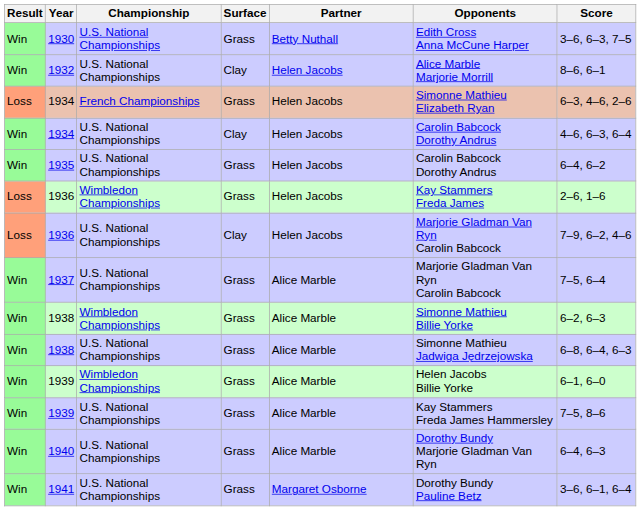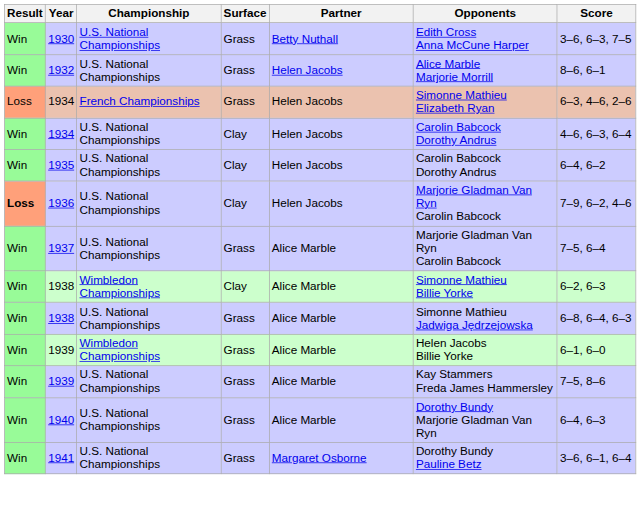(235, 70) Clay -> (239, 70) Grass
(239, 165) Grass -> (235, 165) Clay
- row: (61, 197)
(19, 235) normal -> (21, 203) bold
(239, 318) Grass -> (235, 286) Clay
